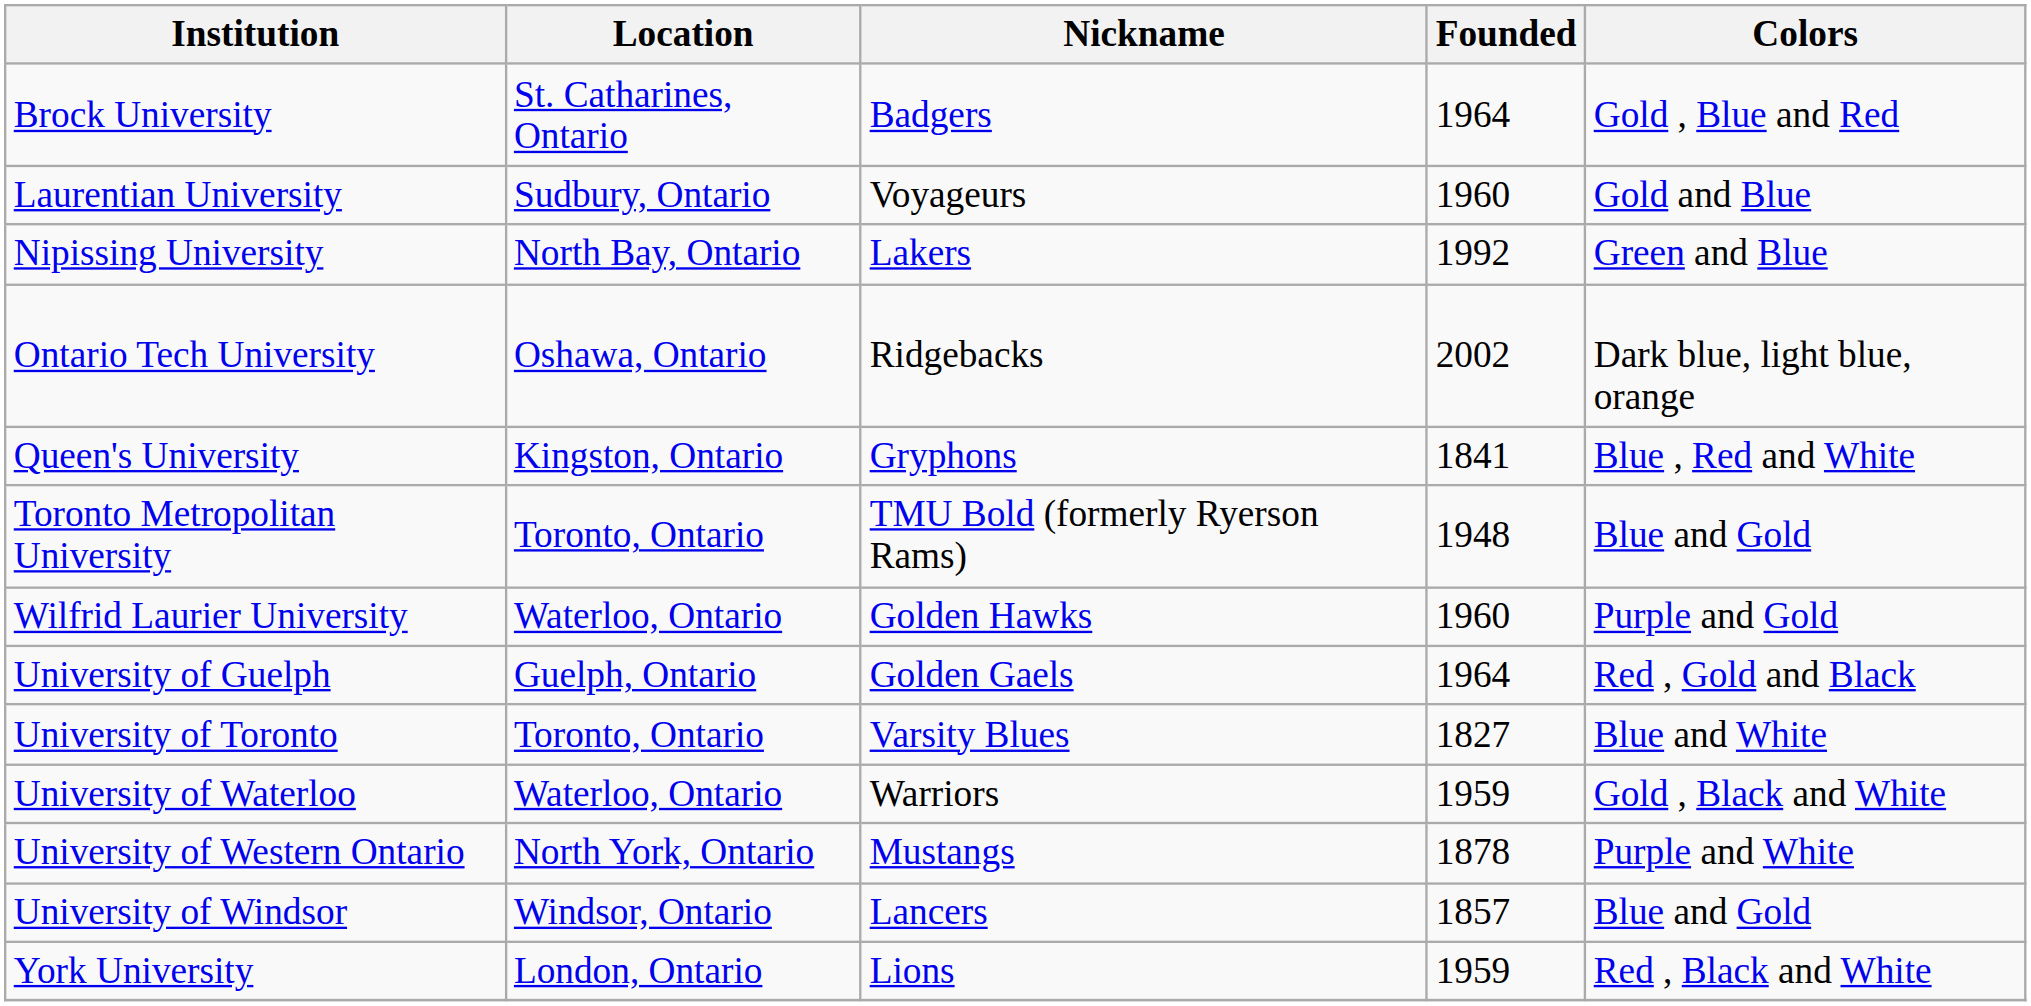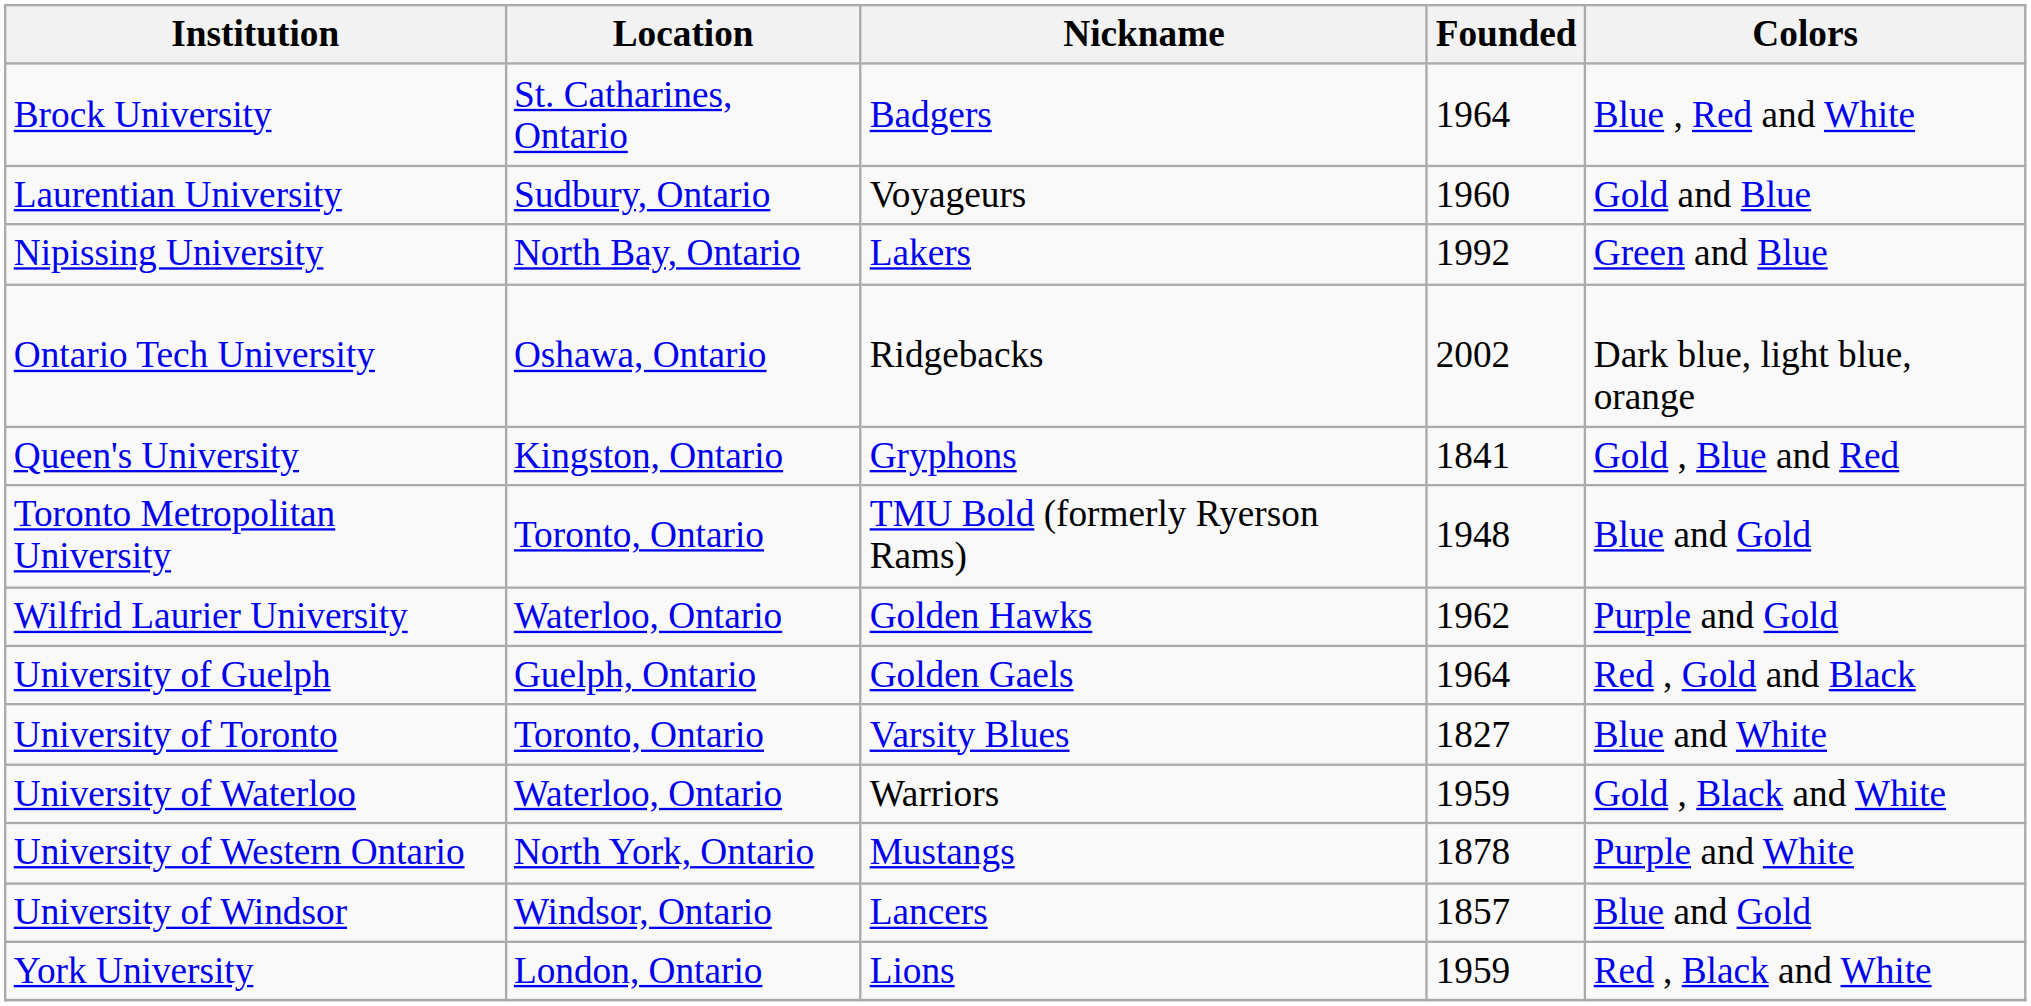(1746, 114) Gold , Blue and Red -> (1754, 114) Blue , Red and White
(1754, 455) Blue , Red and White -> (1746, 455) Gold , Blue and Red
(1473, 615) 1960 -> (1473, 615) 1962
